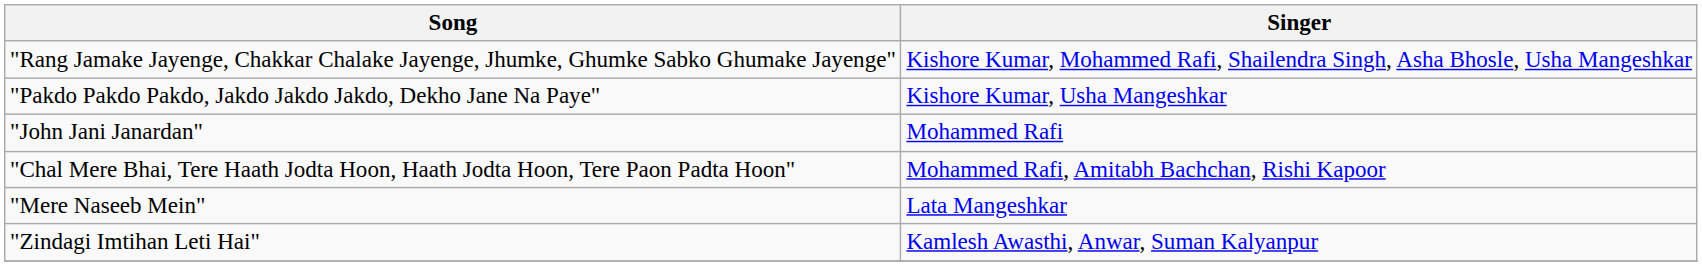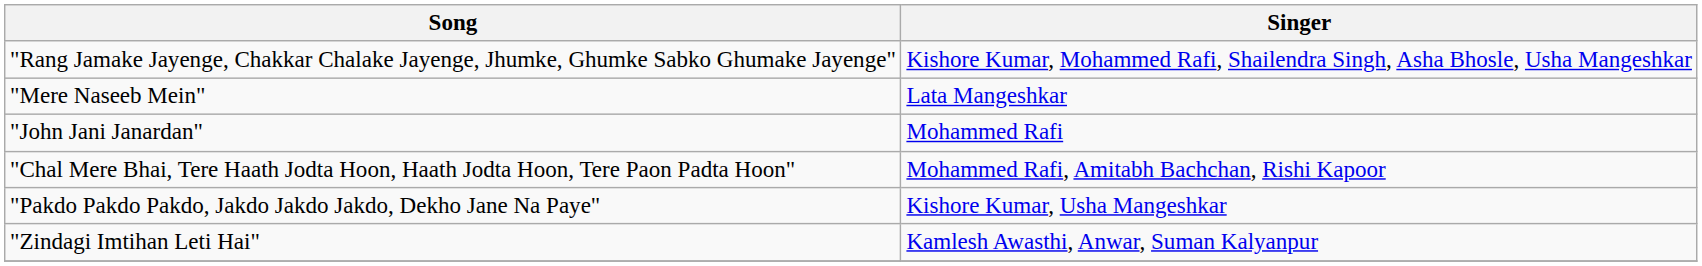rows swapped: (305, 95) <-> (108, 205)
